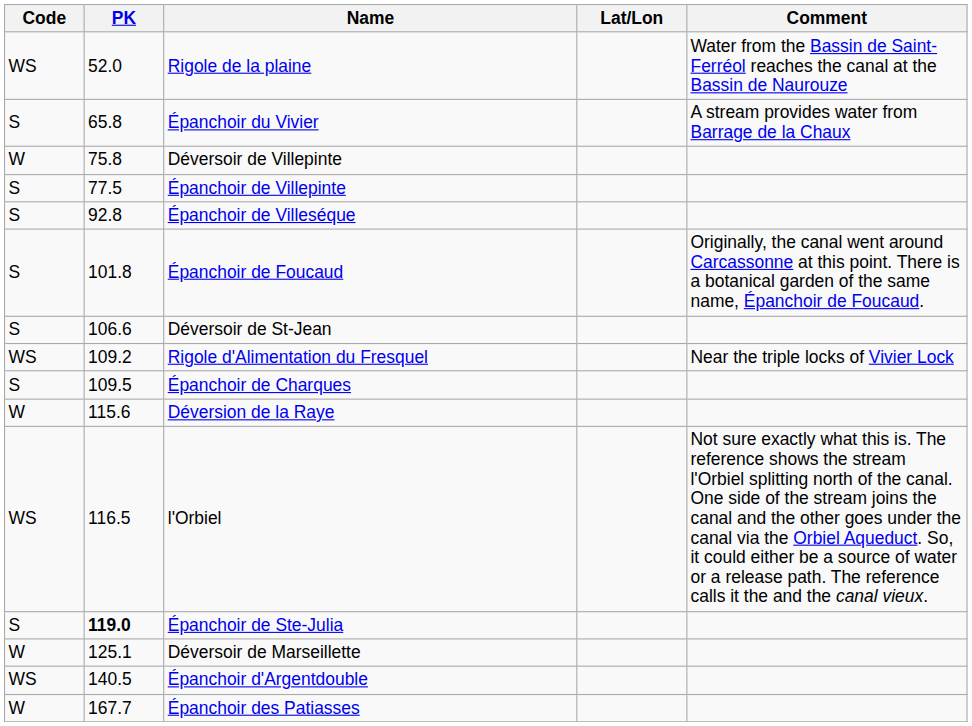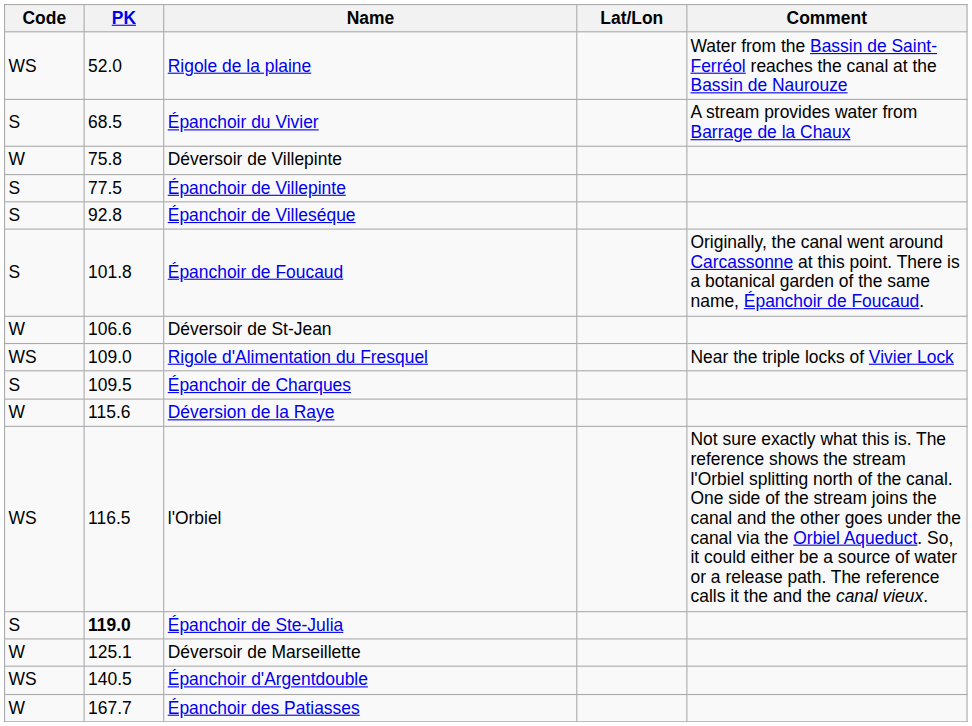(105, 122) 65.8 -> (105, 122) 68.5
(14, 329) S -> (17, 329) W
(110, 357) 109.2 -> (110, 357) 109.0
